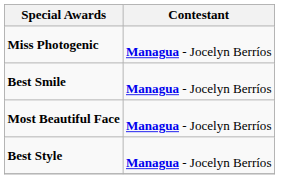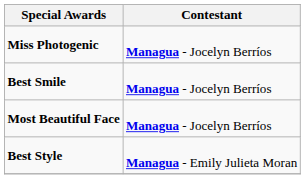(199, 163) Managua - Jocelyn Berríos -> (212, 163) Managua - Emily Julieta Moran
